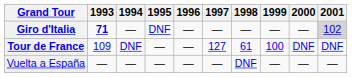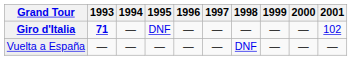(332, 30) lightgrey background -> (332, 30) no background
- row: (46, 47)
